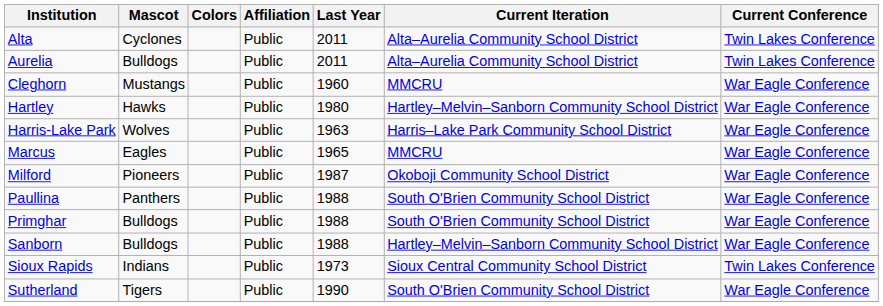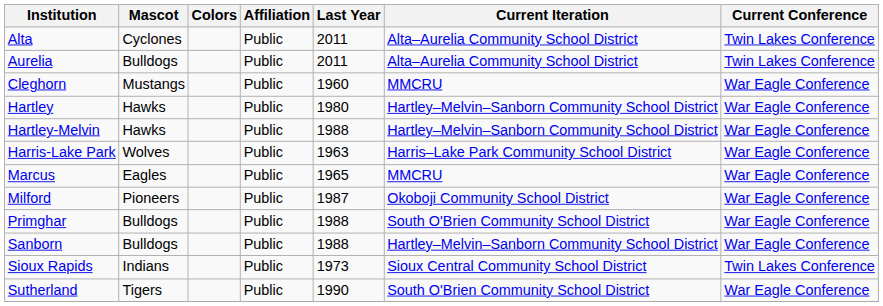+ row: (54, 130)
- row: (33, 198)
